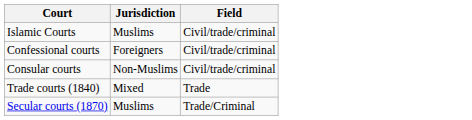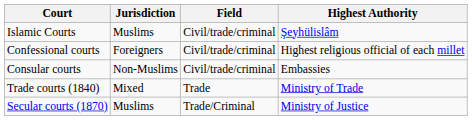+ column: (373, 13)
